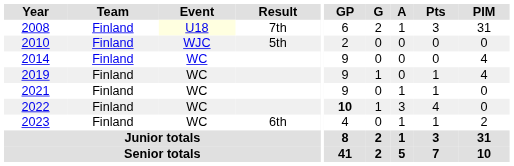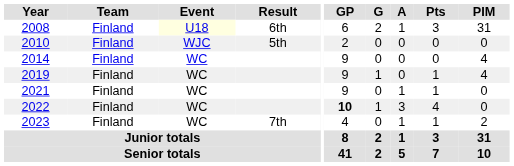(278, 27) 7th -> (278, 27) 6th
(278, 122) 6th -> (278, 122) 7th
